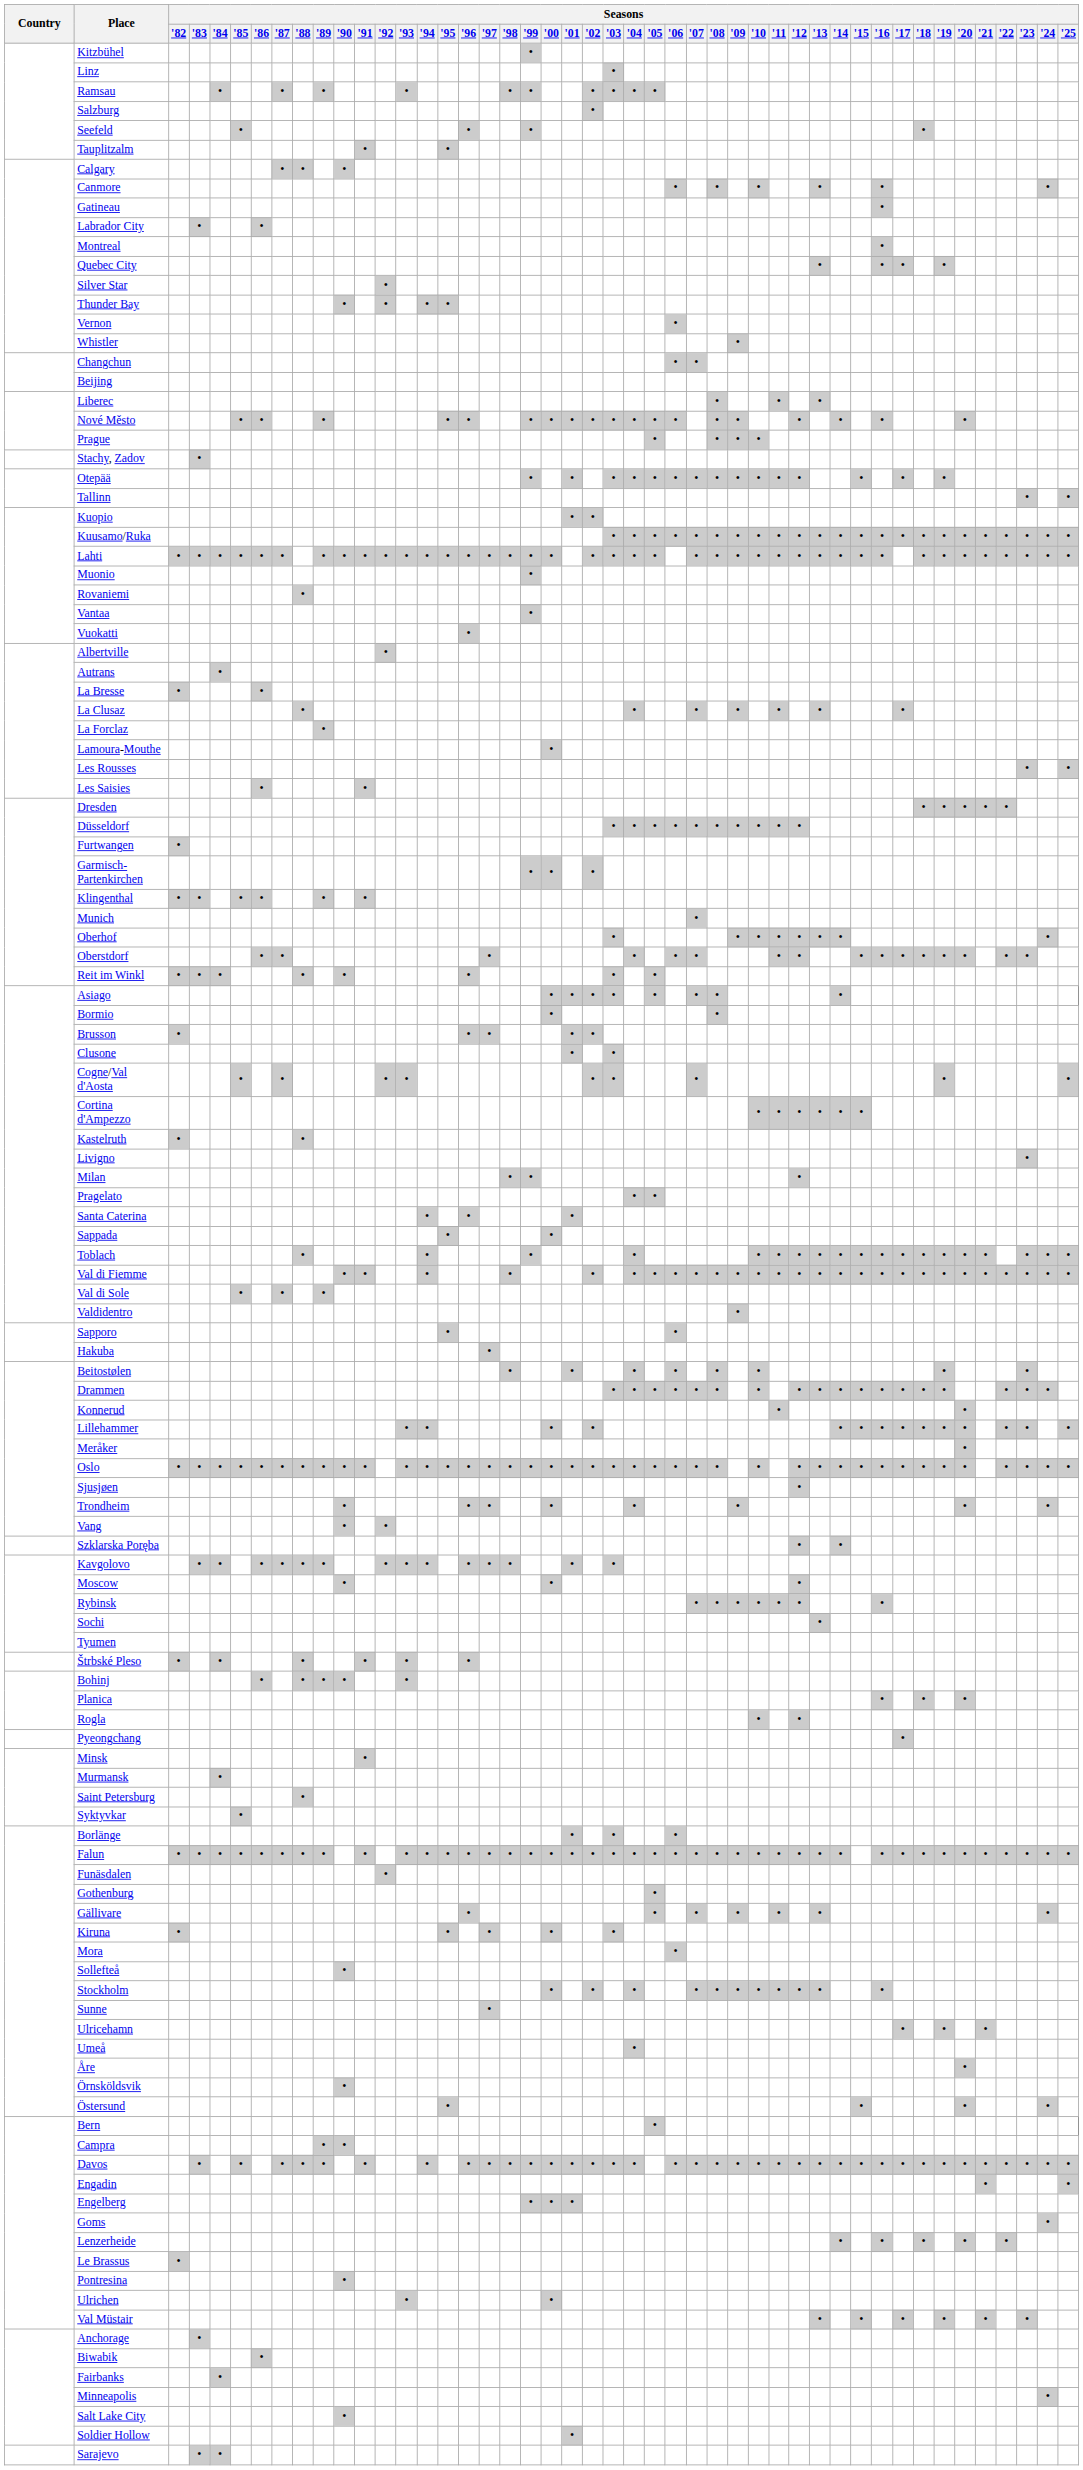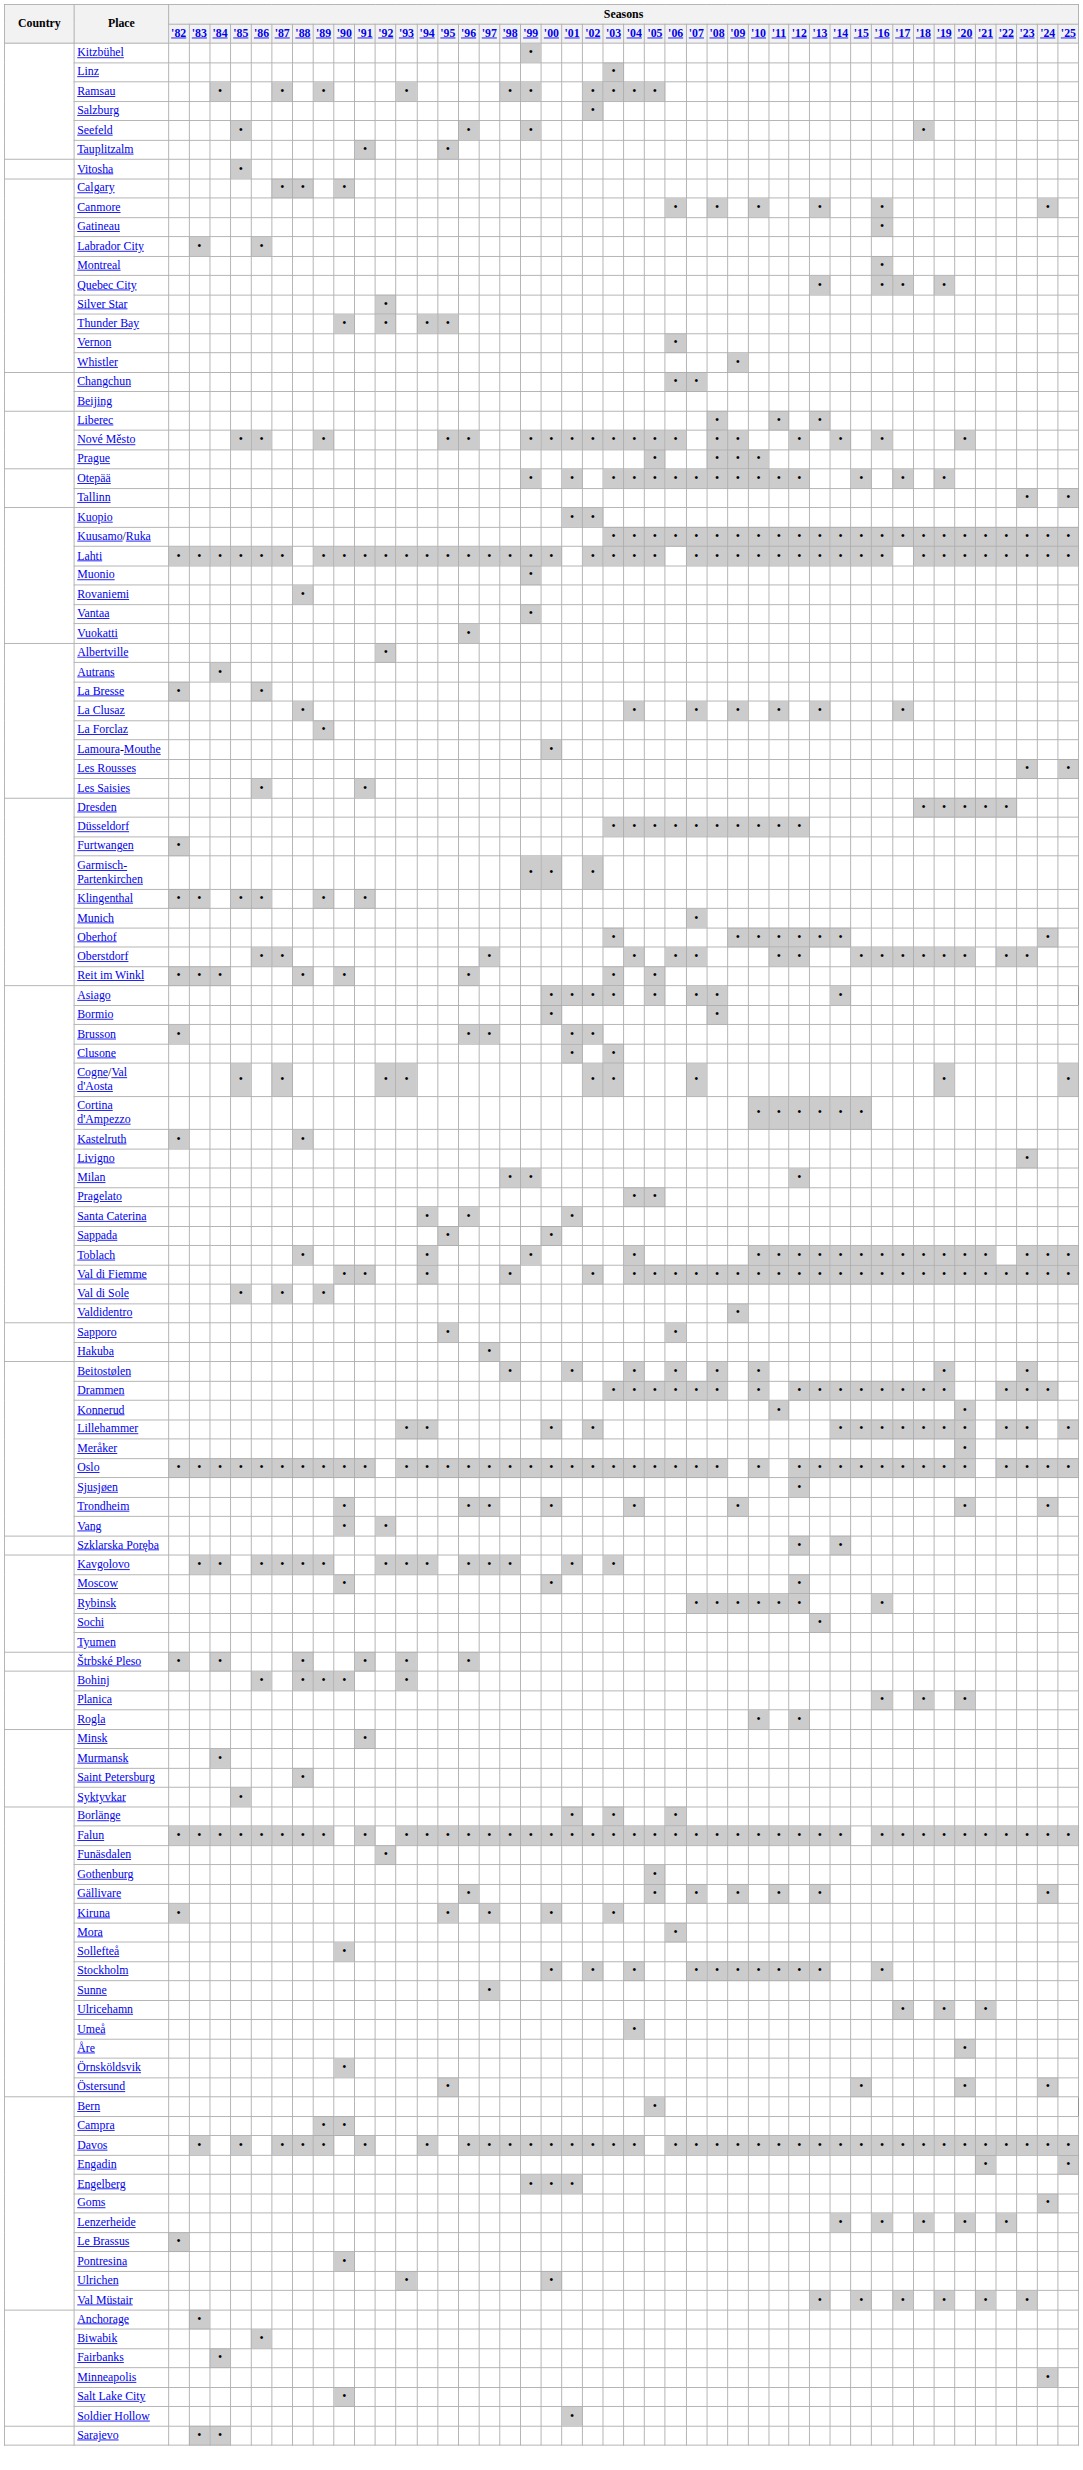+ row: (95, 168)
- row: (111, 458)
- row: (109, 1738)
